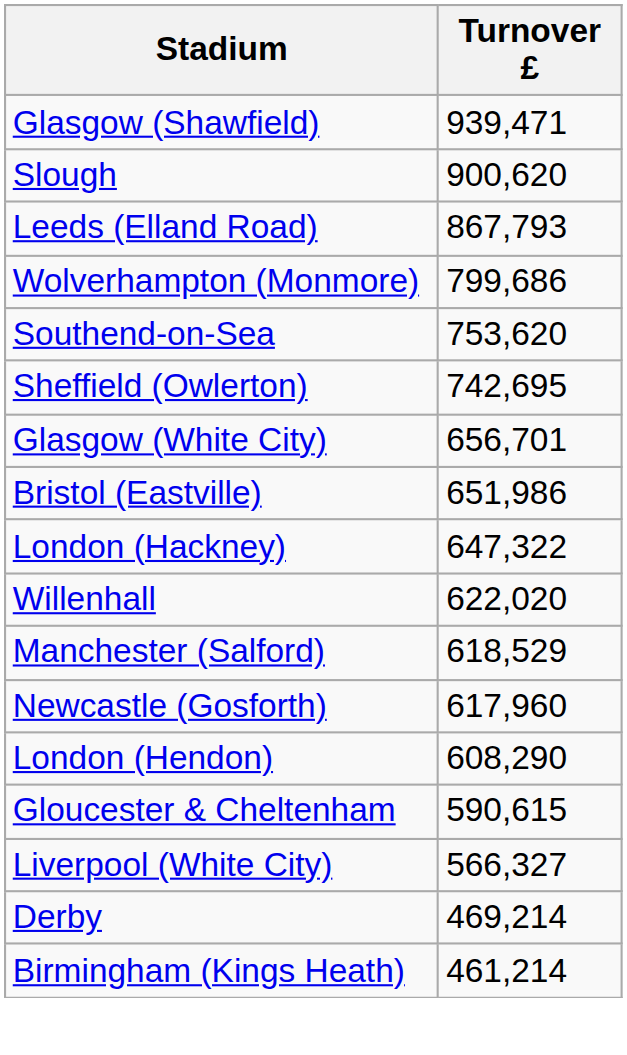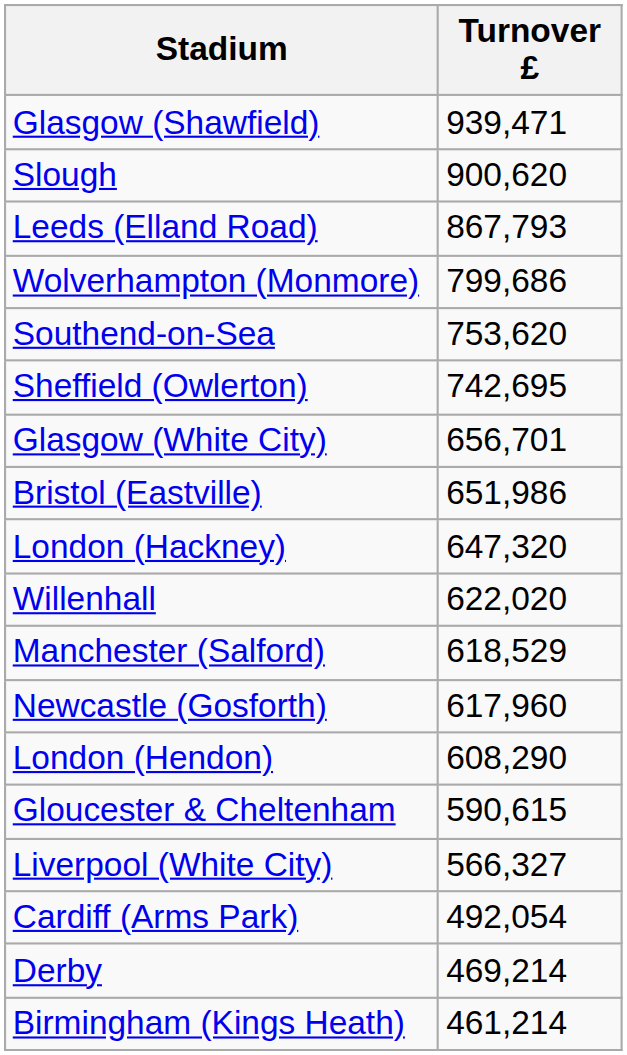(507, 545) 647,322 -> (507, 545) 647,320
+ row: (156, 917)
